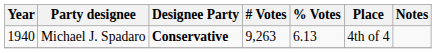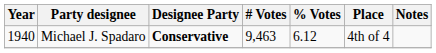(261, 36) 9,263 -> (261, 36) 9,463
(305, 36) 6.13 -> (305, 36) 6.12
